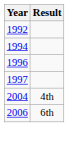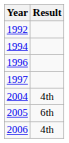+ row: (17, 113)
(47, 113) 6th -> (47, 130) 4th
